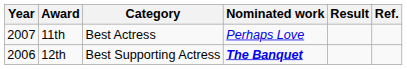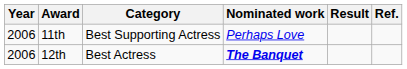(21, 34) 2007 -> (21, 34) 2006
(121, 34) Best Actress -> (153, 34) Best Supporting Actress
(153, 54) Best Supporting Actress -> (121, 54) Best Actress
